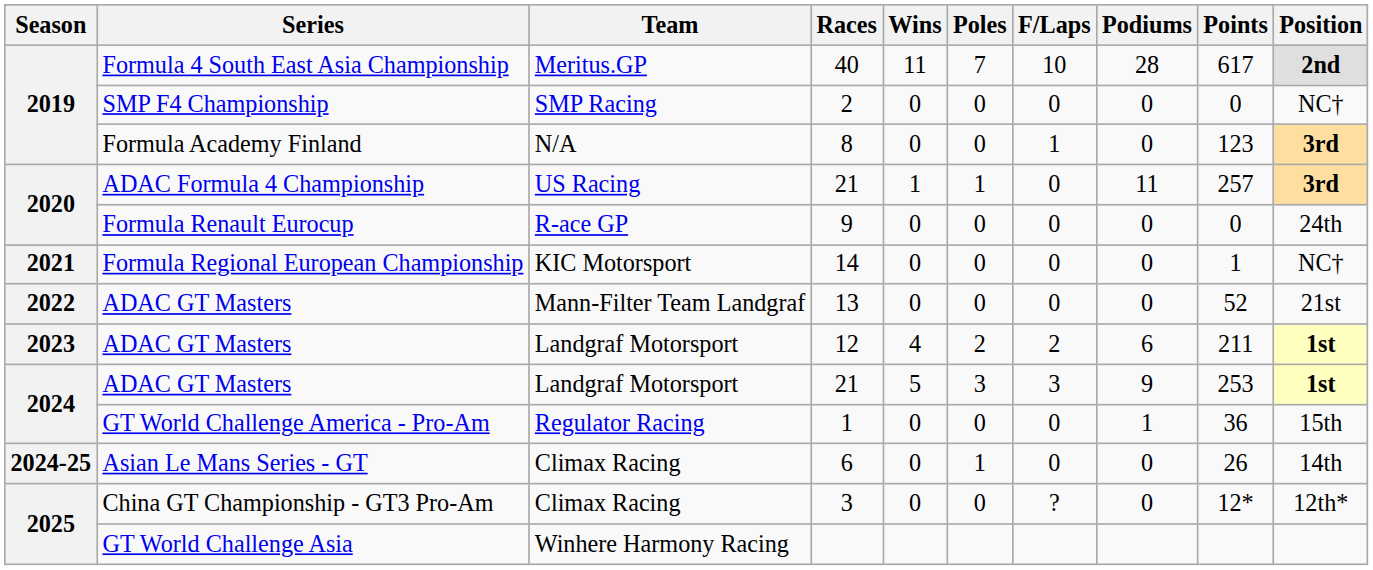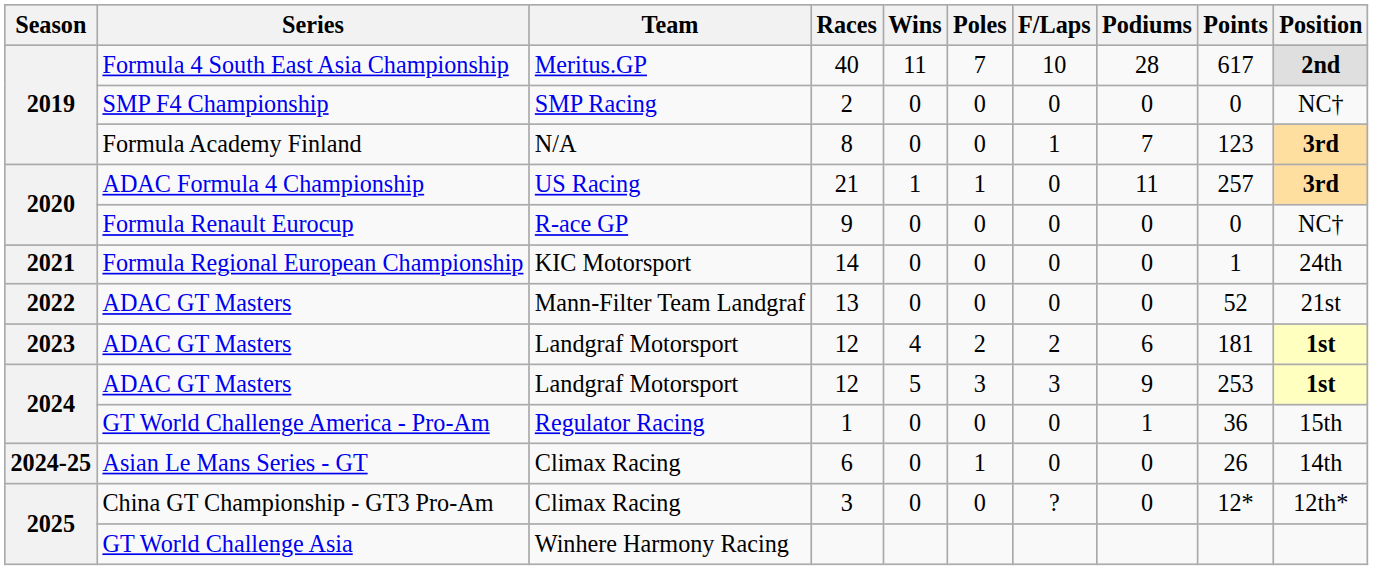(1147, 144) 0 -> (1147, 144) 7
(1321, 224) 24th -> (1321, 224) NC†
(1321, 264) NC† -> (1321, 264) 24th
(1236, 344) 211 -> (1236, 344) 181
(847, 383) 21 -> (847, 383) 12
